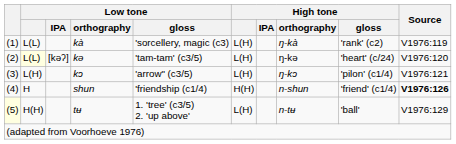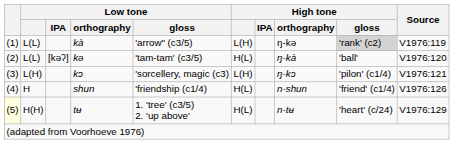(182, 43) 'sorcellery, magic (c3) -> (164, 43) 'arrow" (c3/5)
(288, 43) ŋ-kà -> (287, 43) ŋ-kə
(362, 43) no background -> (360, 43) lightgrey background
(32, 58) lightyellow background -> (32, 58) no background
(243, 58) L(H) -> (243, 58) H(L)
(288, 58) ŋ-kə -> (287, 58) ŋ-kà
(367, 58) 'heart' (c/24) -> (349, 58) 'ball'
(164, 74) 'arrow" (c3/5) -> (182, 74) 'sorcellery, magic (c3)
(244, 89) H(H) -> (243, 89) H(L)
(425, 89) bold -> (423, 89) normal
(243, 110) L(H) -> (243, 110) H(L)
(350, 110) 'ball' -> (366, 110) 'heart' (c/24)
